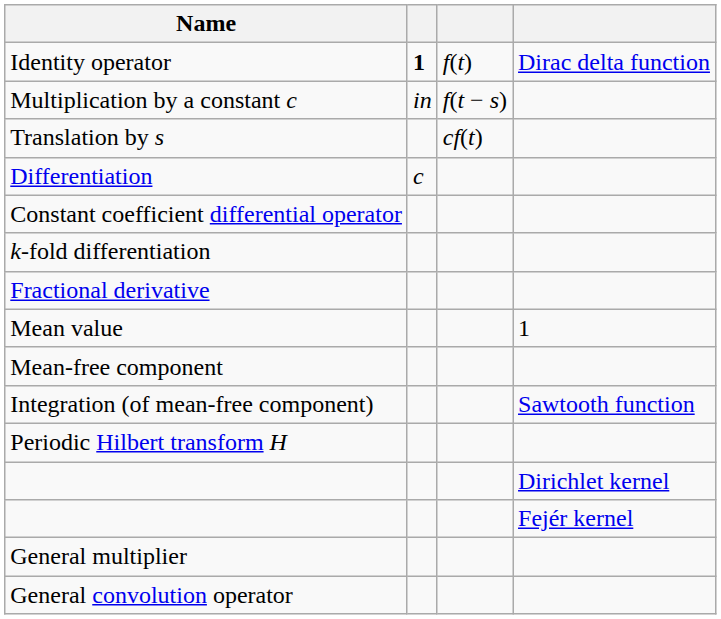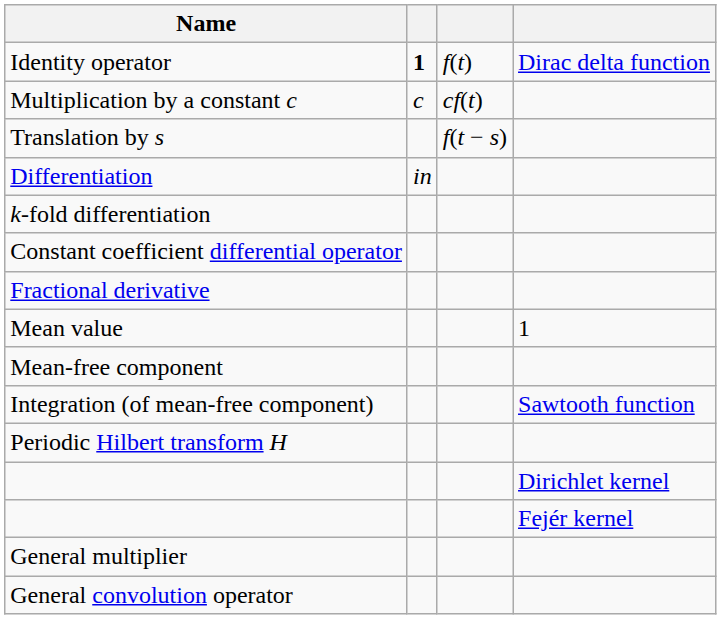(422, 99) in -> (418, 99) c
(475, 99) f(t − s) -> (463, 99) cf(t)
(463, 137) cf(t) -> (475, 137) f(t − s)
(418, 175) c -> (422, 175) in
rows swapped: (110, 251) <-> (206, 213)
